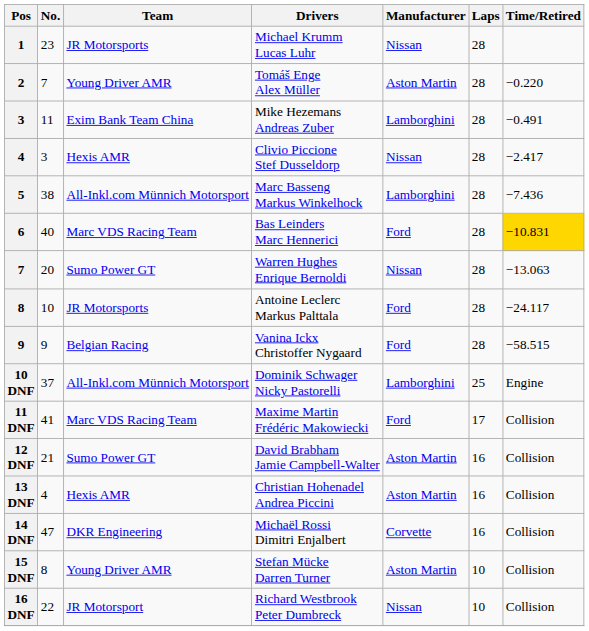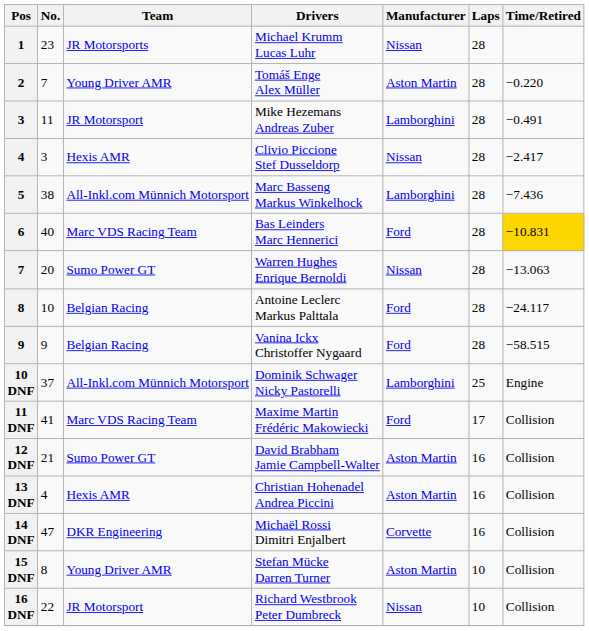(130, 120) Exim Bank Team China -> (105, 120) JR Motorsport
(107, 307) JR Motorsports -> (107, 307) Belgian Racing
